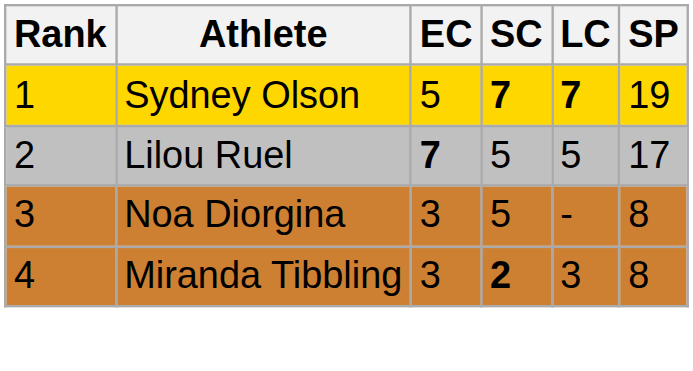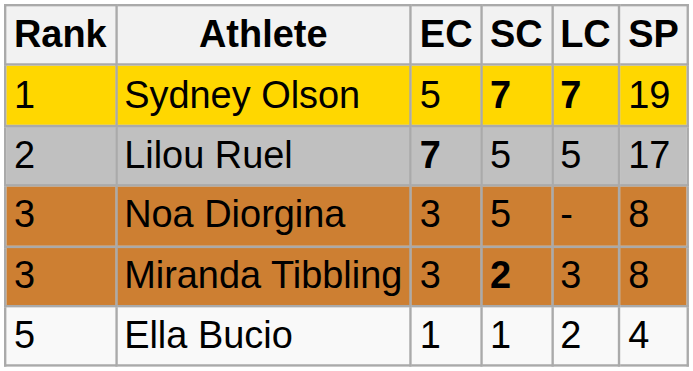(24, 275) 4 -> (24, 275) 3
+ row: (208, 335)
